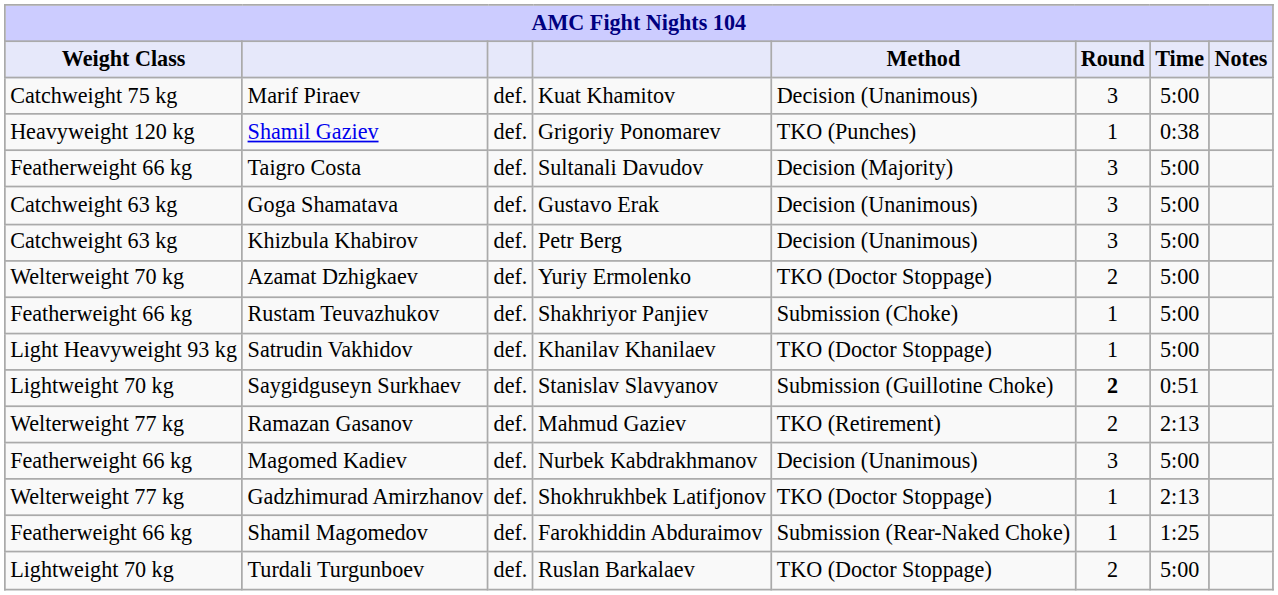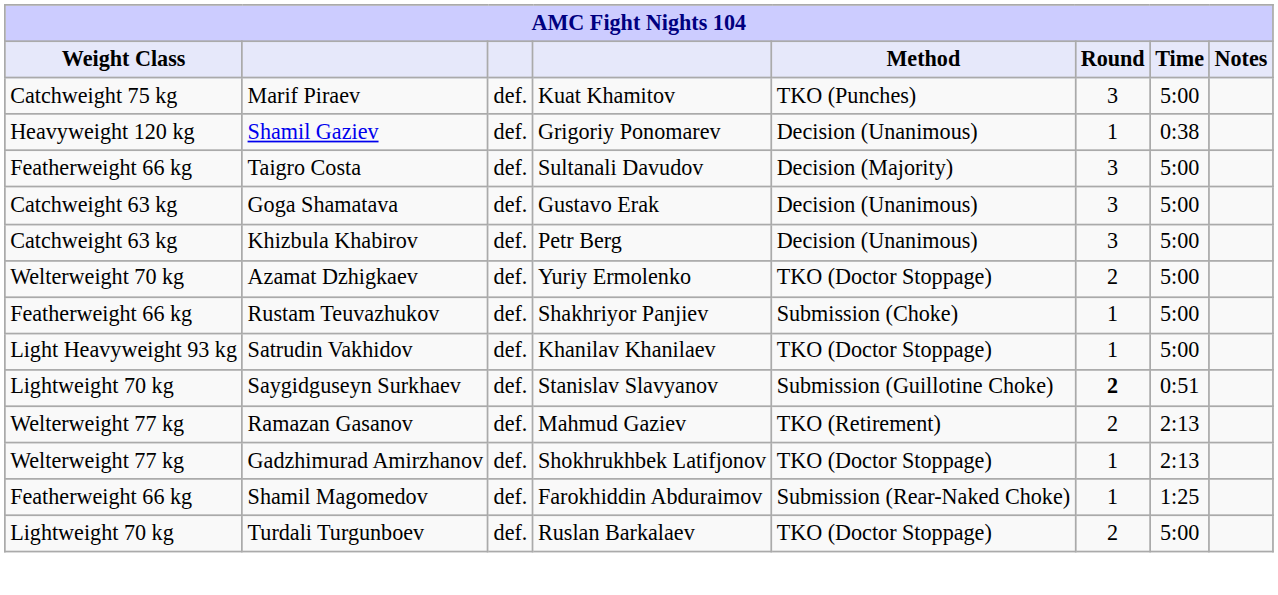(877, 95) Decision (Unanimous) -> (846, 95) TKO (Punches)
(846, 132) TKO (Punches) -> (877, 132) Decision (Unanimous)
- row: (327, 460)
